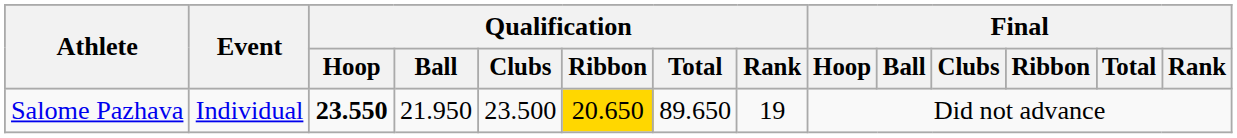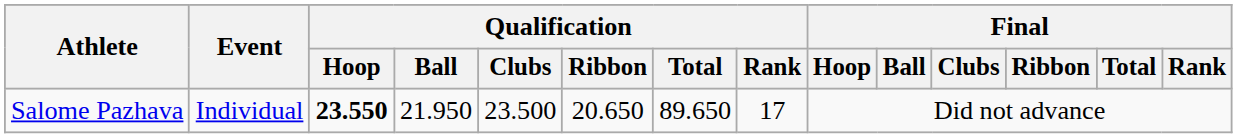(608, 110) gold background -> (608, 110) no background
(772, 110) 19 -> (772, 110) 17
